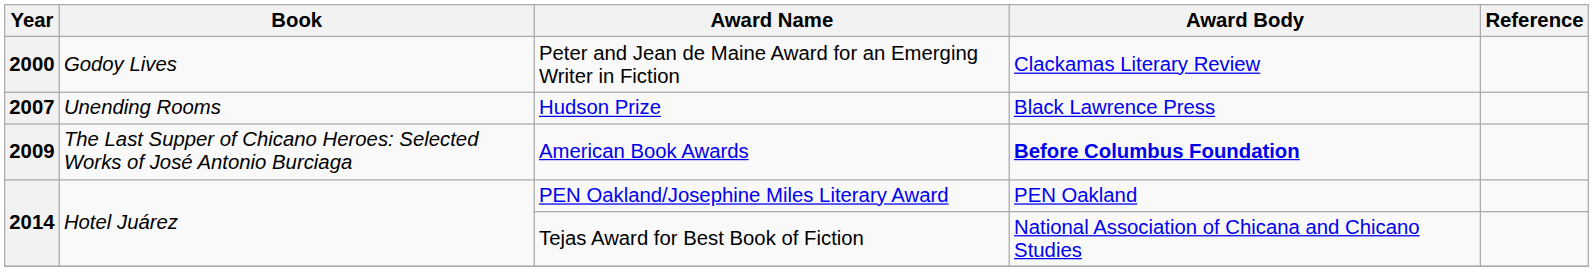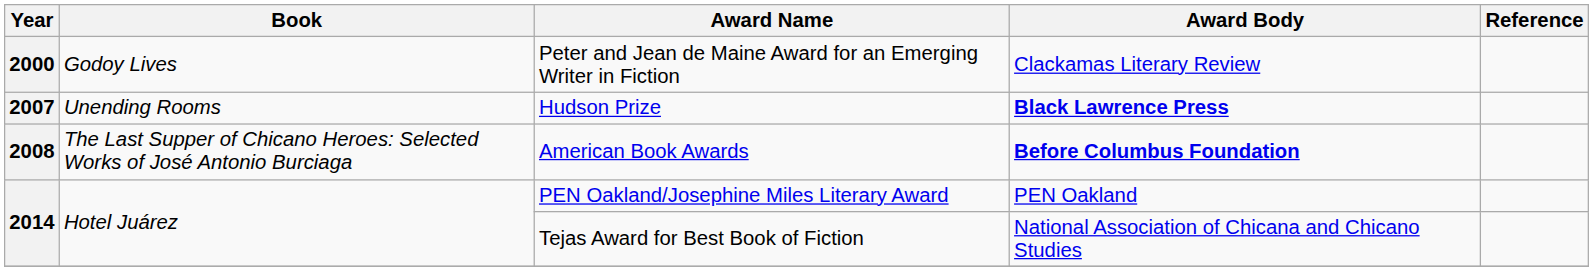(1115, 107) normal -> (1121, 107) bold
(32, 151) 2009 -> (32, 151) 2008
